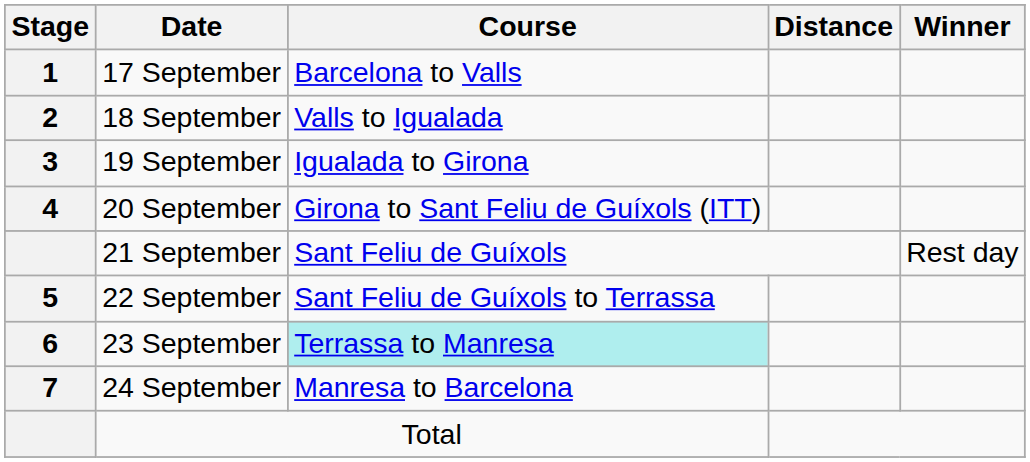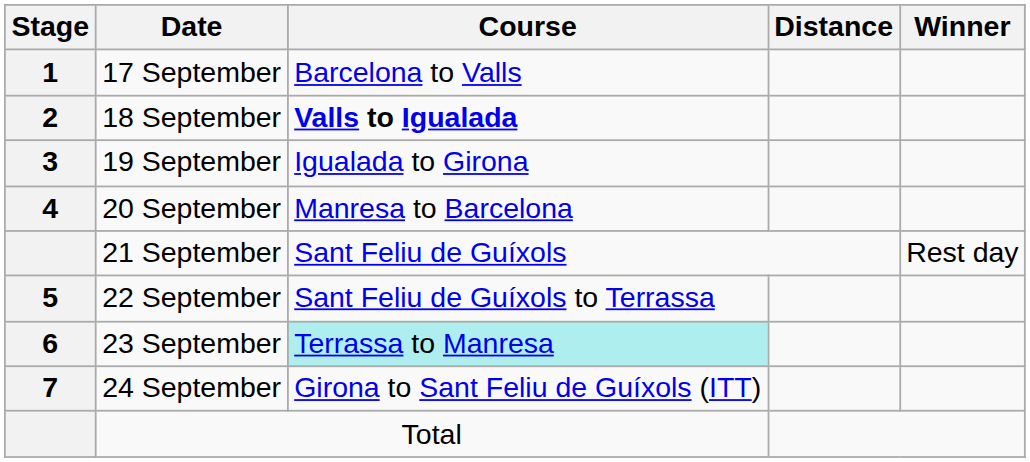(398, 117) normal -> (406, 117) bold
(528, 207) Girona to Sant Feliu de Guíxols (ITT) -> (434, 207) Manresa to Barcelona
(434, 388) Manresa to Barcelona -> (528, 388) Girona to Sant Feliu de Guíxols (ITT)
